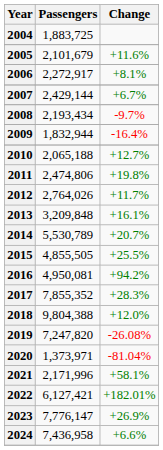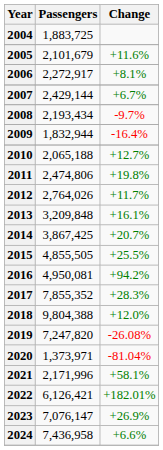(68, 235) 5,530,789 -> (68, 235) 3,867,425
(68, 395) 6,127,421 -> (68, 395) 6,126,421
(68, 415) 7,776,147 -> (68, 415) 7,076,147
